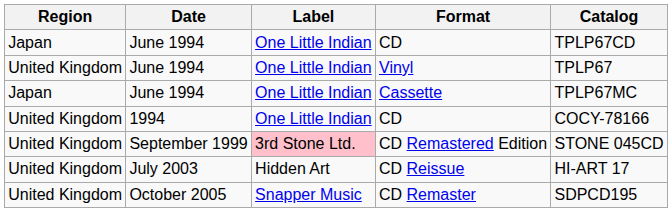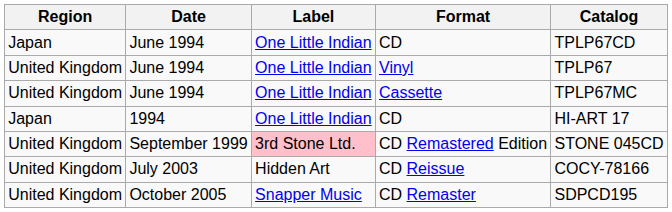(30, 93) Japan -> (65, 93) United Kingdom
(65, 118) United Kingdom -> (30, 118) Japan
(602, 118) COCY-78166 -> (592, 118) HI-ART 17
(592, 169) HI-ART 17 -> (602, 169) COCY-78166
